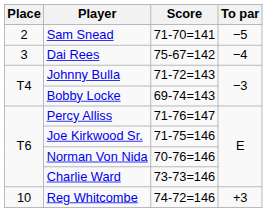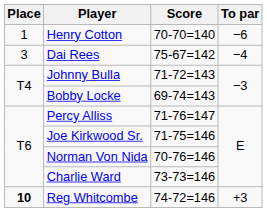+ row: (84, 34)
- row: (80, 34)
(24, 197) normal -> (24, 197) bold
